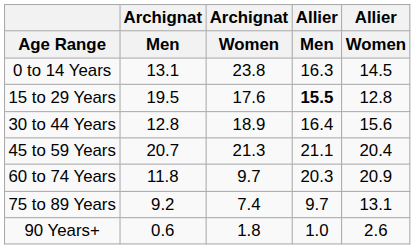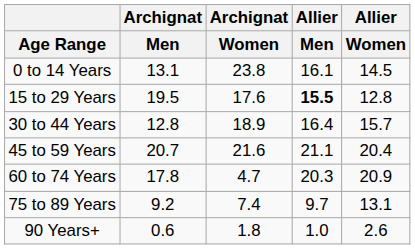(317, 71) 16.3 -> (317, 71) 16.1
(376, 124) 15.6 -> (376, 124) 15.7
(249, 151) 21.3 -> (249, 151) 21.6
(163, 177) 11.8 -> (163, 177) 17.8
(249, 177) 9.7 -> (249, 177) 4.7
